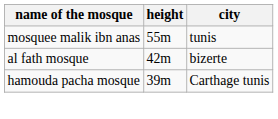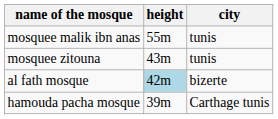+ row: (54, 59)
(159, 59) no background -> (159, 80) lightblue background
